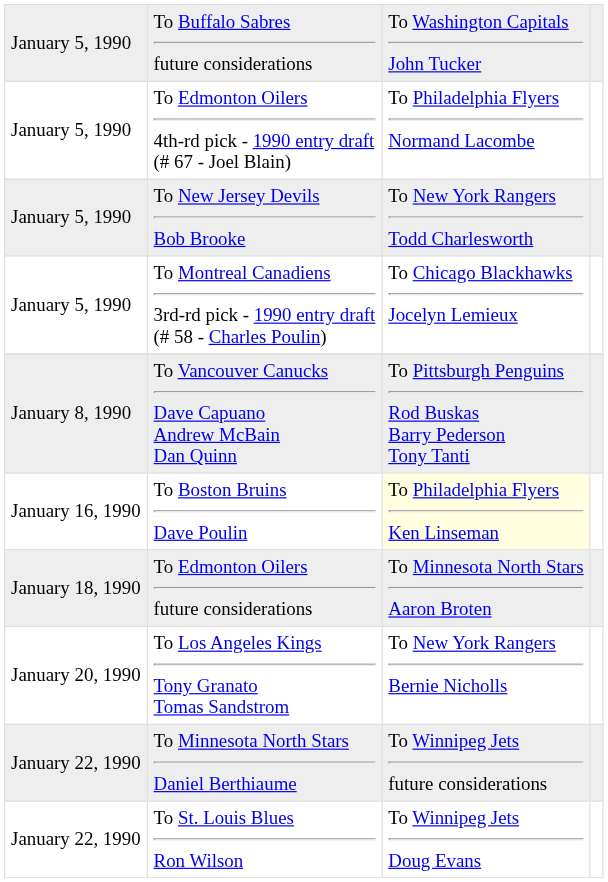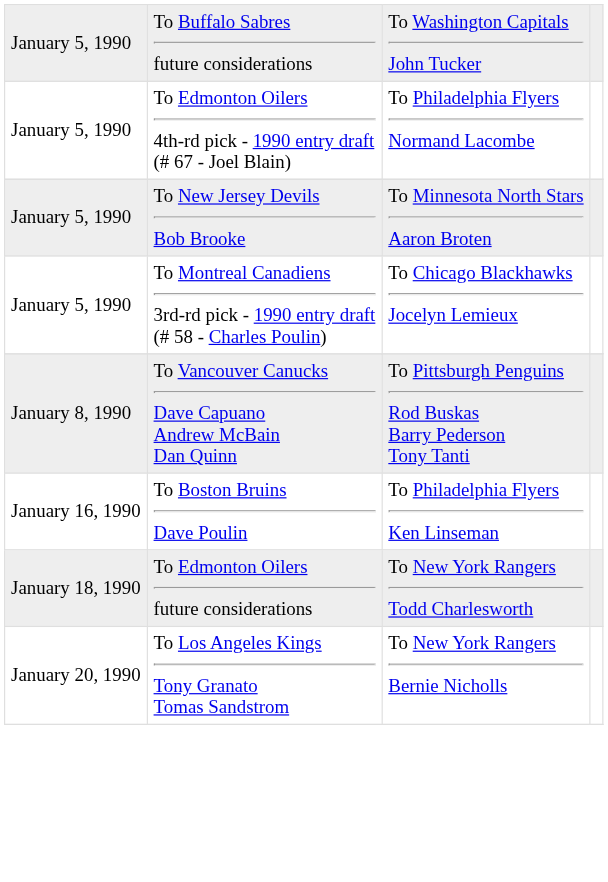(486, 217) To New York Rangers Todd Charlesworth -> (486, 217) To Minnesota North Stars Aaron Broten
(486, 511) lightyellow background -> (486, 511) no background
(486, 588) To Minnesota North Stars Aaron Broten -> (486, 588) To New York Rangers Todd Charlesworth
- row: (264, 762)
- row: (264, 839)
